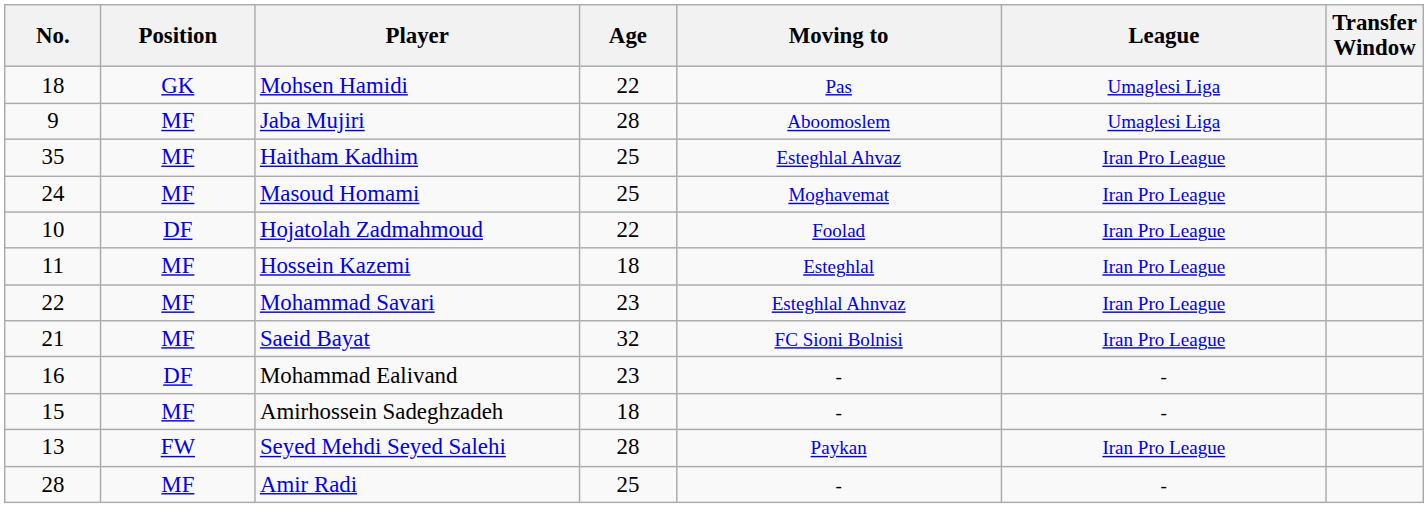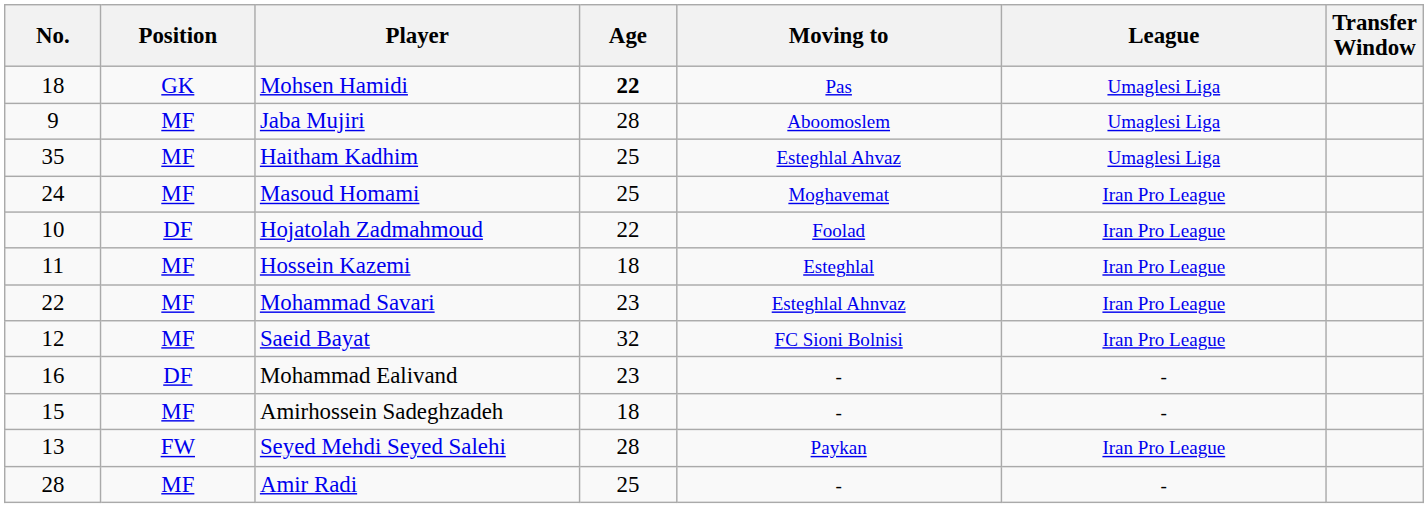(628, 84) normal -> (628, 84) bold
(1164, 158) Iran Pro League -> (1164, 158) Umaglesi Liga
(53, 338) 21 -> (53, 338) 12
